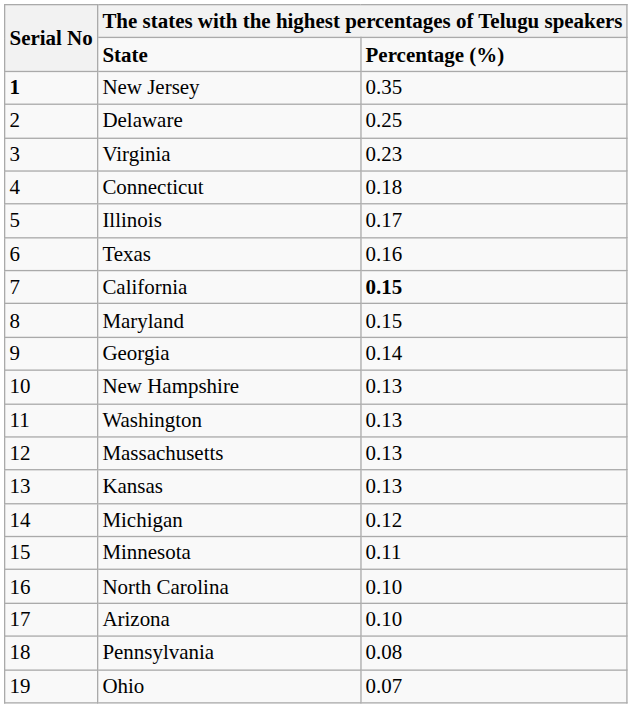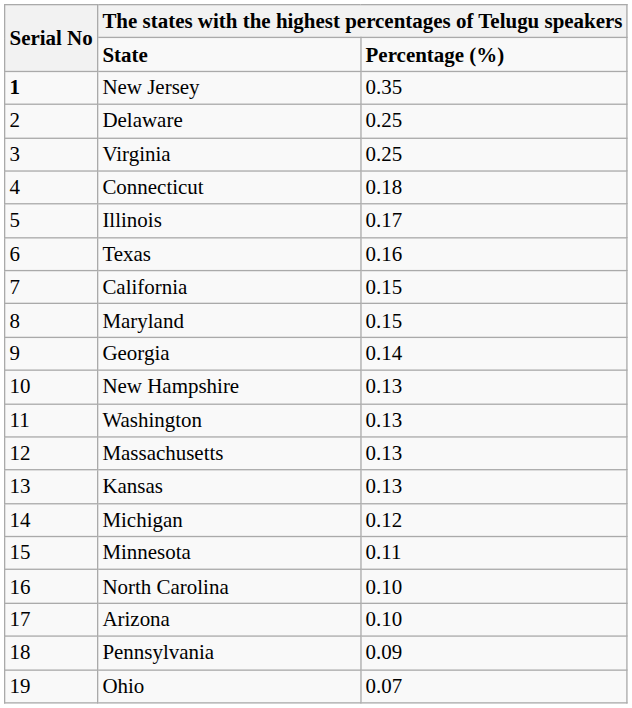(384, 154) 0.23 -> (384, 154) 0.25
(384, 287) bold -> (384, 287) normal
(384, 652) 0.08 -> (384, 652) 0.09
